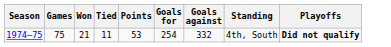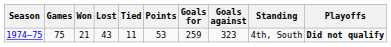+ column: (106, 16)
(169, 35) 254 -> (194, 35) 259
(204, 35) 332 -> (229, 35) 323
